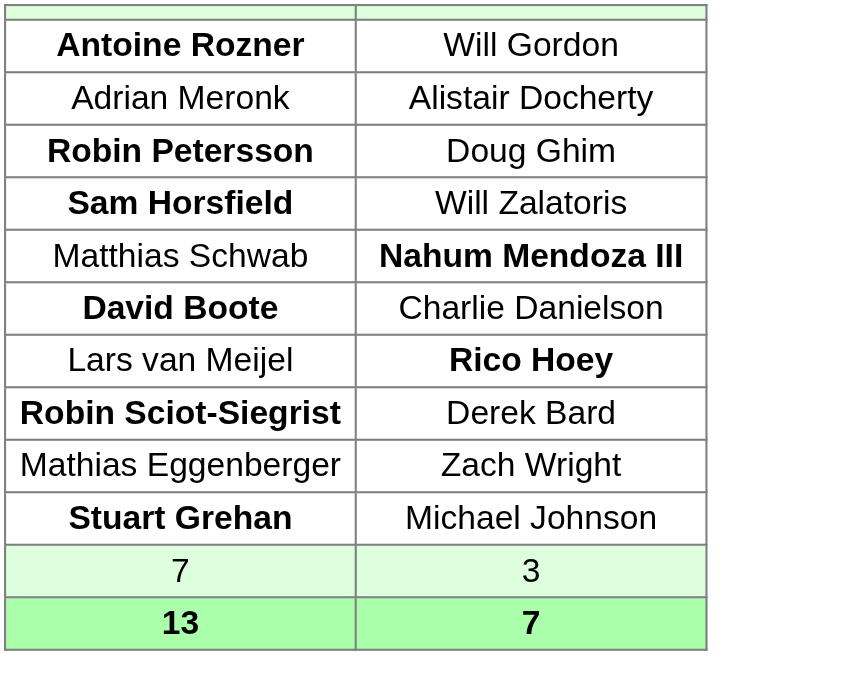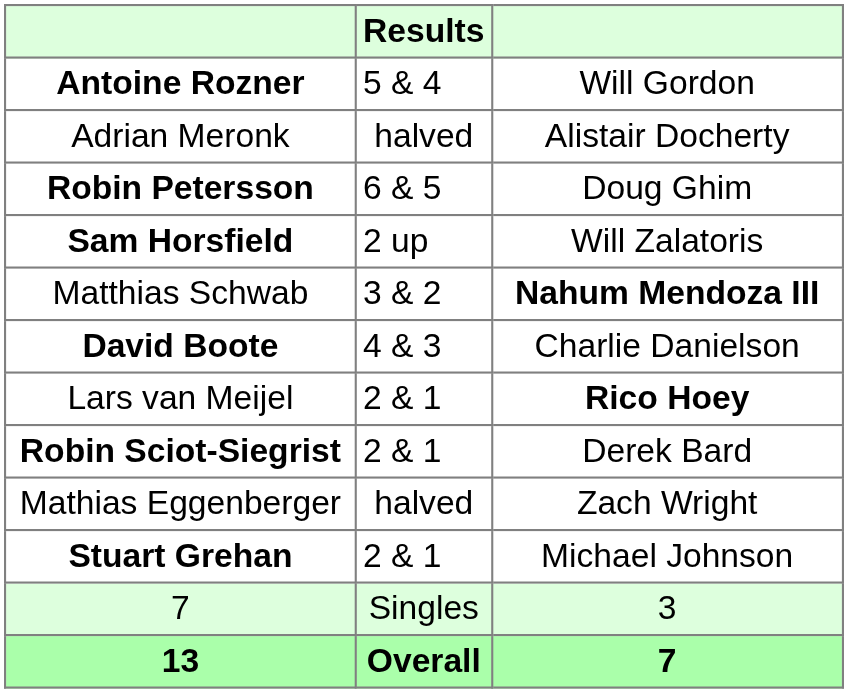+ column: (424, 30)
